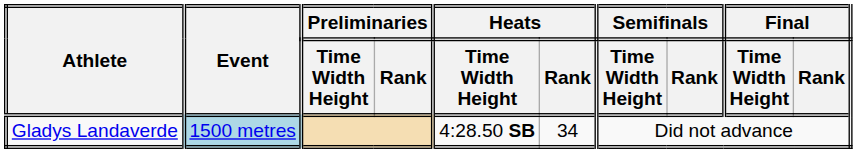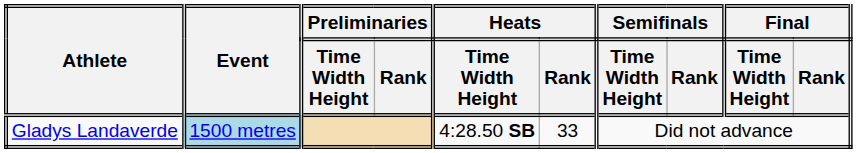(568, 131) 34 -> (568, 131) 33
